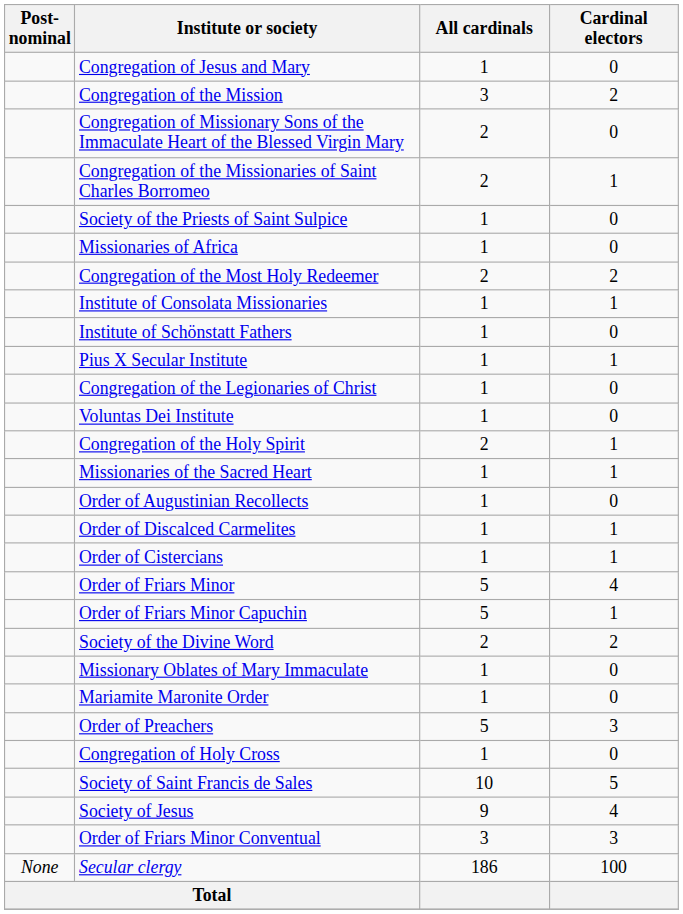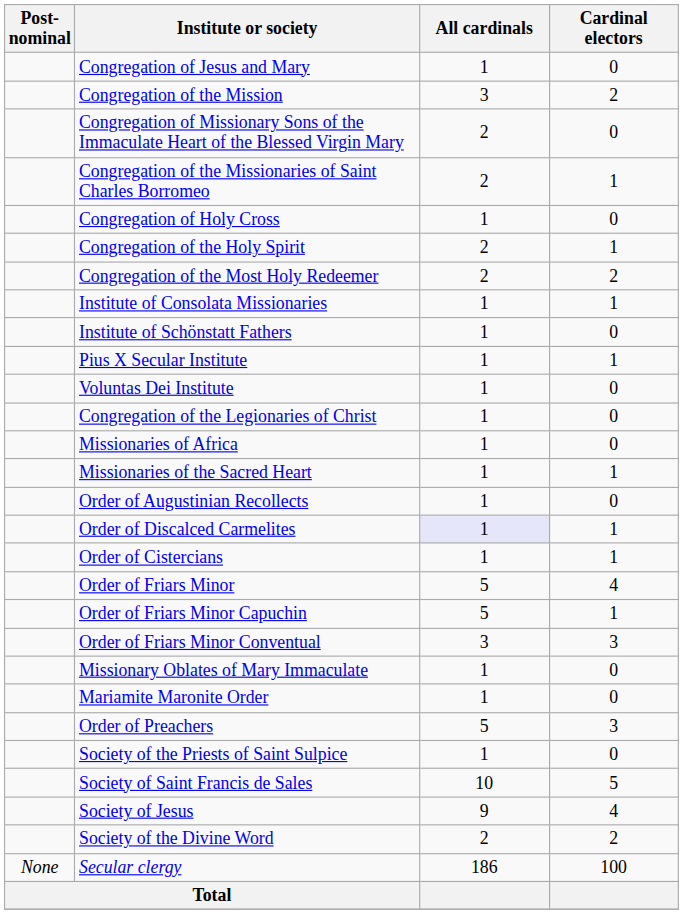rows swapped: (179, 754) <-> (213, 219)
rows swapped: (192, 444) <-> (158, 247)
rows swapped: (156, 416) <-> (228, 388)
(484, 529) no background -> (484, 529) lavender background
rows swapped: (200, 839) <-> (176, 641)
